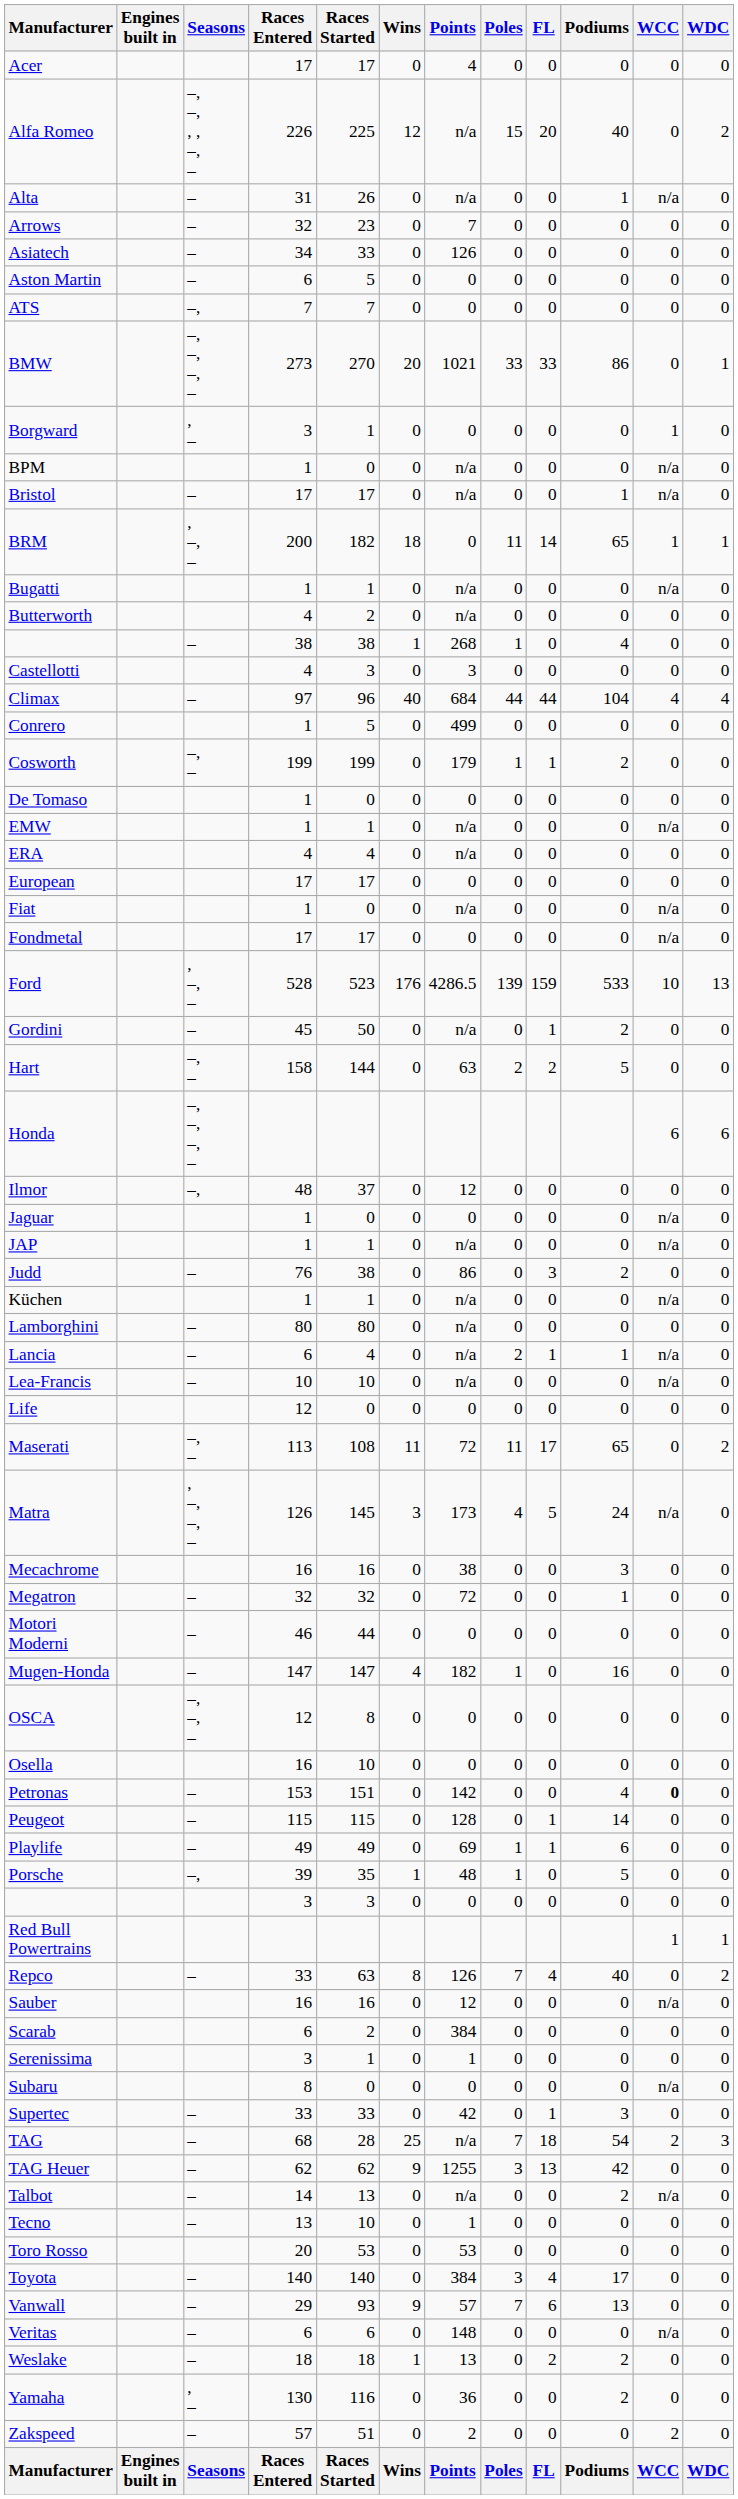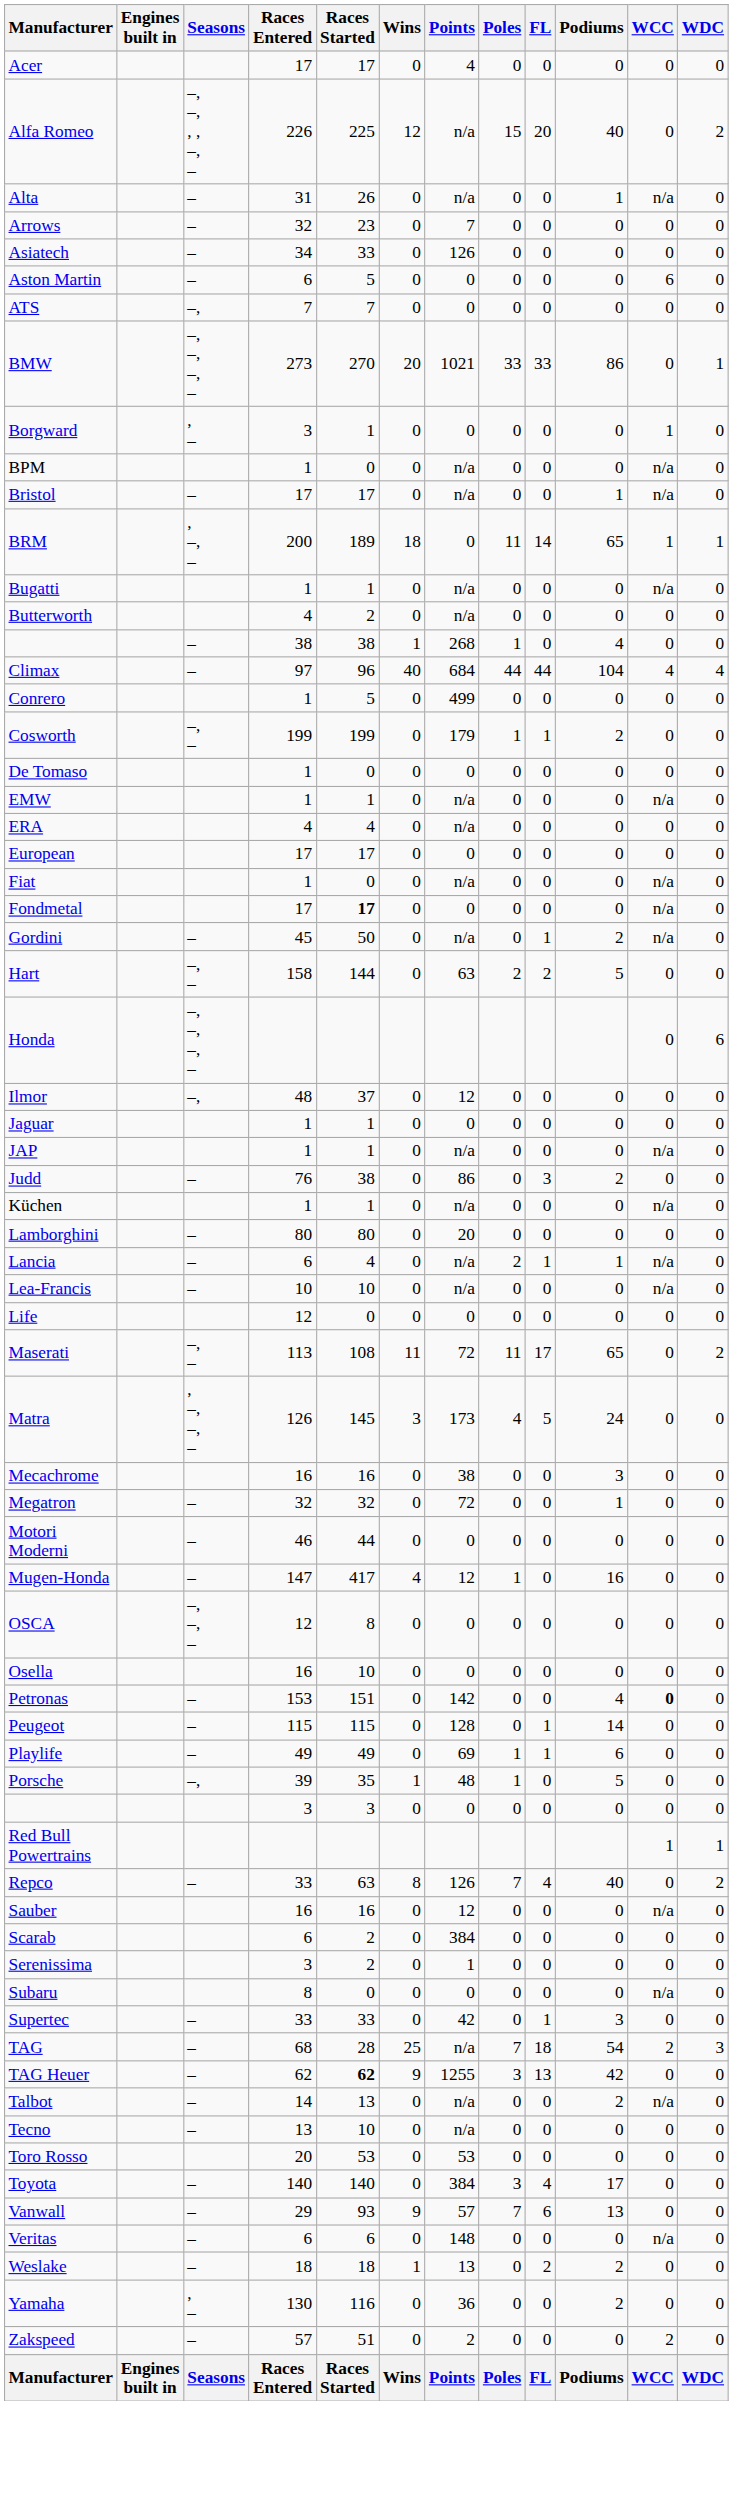(675, 279) 0 -> (670, 279) 6
(362, 541) 182 -> (362, 541) 189
- row: (44, 670)
(366, 936) normal -> (366, 909) bold
- row: (25, 983)
(675, 1030) 0 -> (663, 936) n/a
(675, 1133) 6 -> (670, 1040) 0
(370, 1217) 0 -> (370, 1123) 1
(669, 1217) n/a -> (670, 1123) 0
(466, 1327) n/a -> (466, 1233) 20
(669, 1512) n/a -> (670, 1419) 0
(362, 1671) 147 -> (362, 1577) 417
(463, 1671) 182 -> (466, 1577) 12
(370, 2058) 1 -> (370, 1964) 2
(366, 2167) normal -> (366, 2074) bold
(472, 2222) 1 -> (464, 2129) n/a
